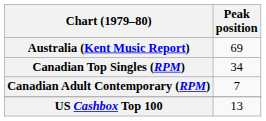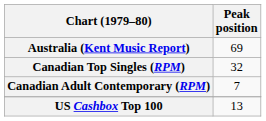(237, 67) 34 -> (237, 67) 32
